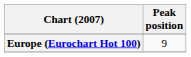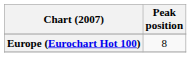(164, 43) 9 -> (164, 43) 8
